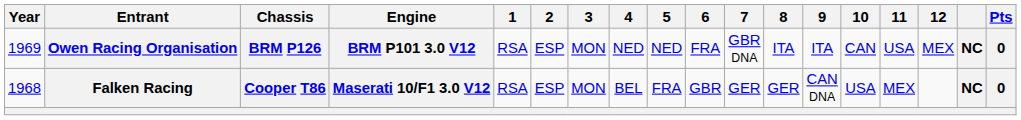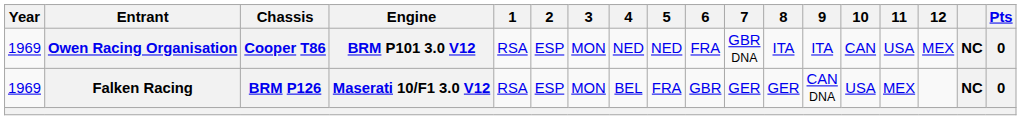(285, 48) BRM P126 -> (285, 48) Cooper T86
(24, 88) 1968 -> (24, 88) 1969
(285, 88) Cooper T86 -> (285, 88) BRM P126
